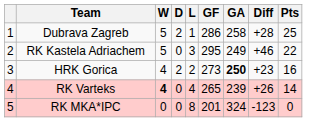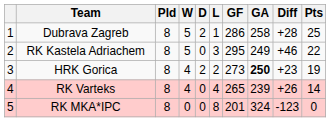+ column: (167, 13)
(290, 70) 16 -> (314, 70) 19
(163, 88) bold -> (187, 88) normal
